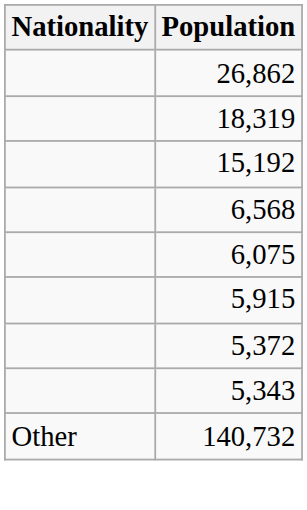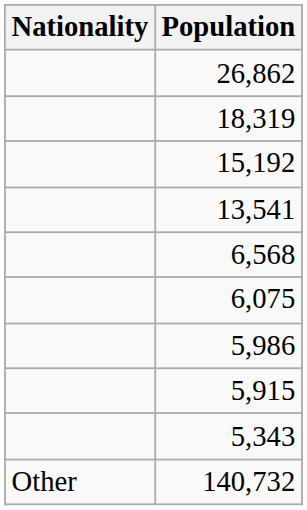+ row: (256, 208)
+ row: (263, 345)
- row: (263, 345)
